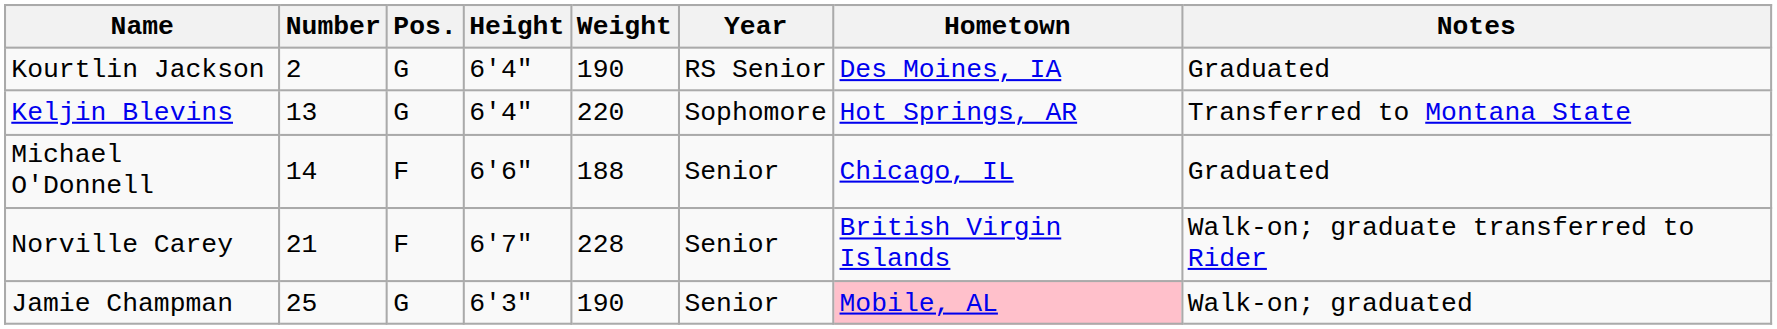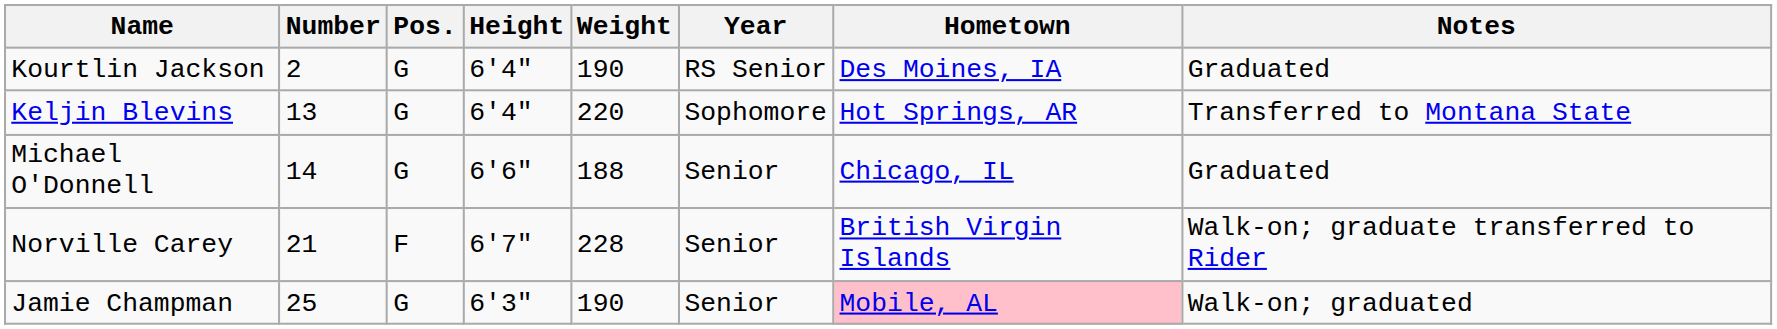(401, 171) F -> (401, 171) G
